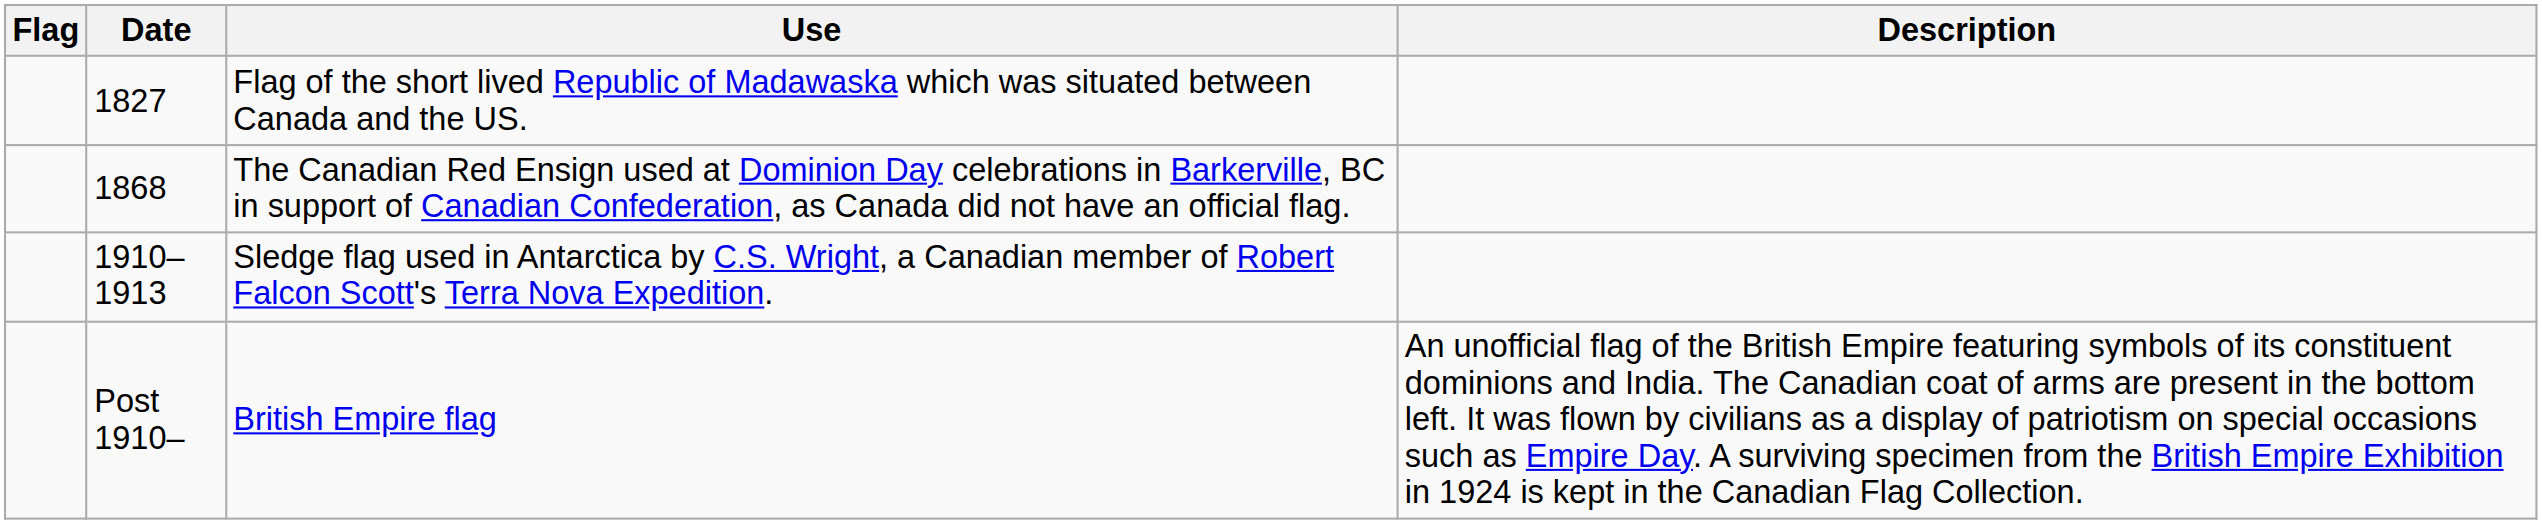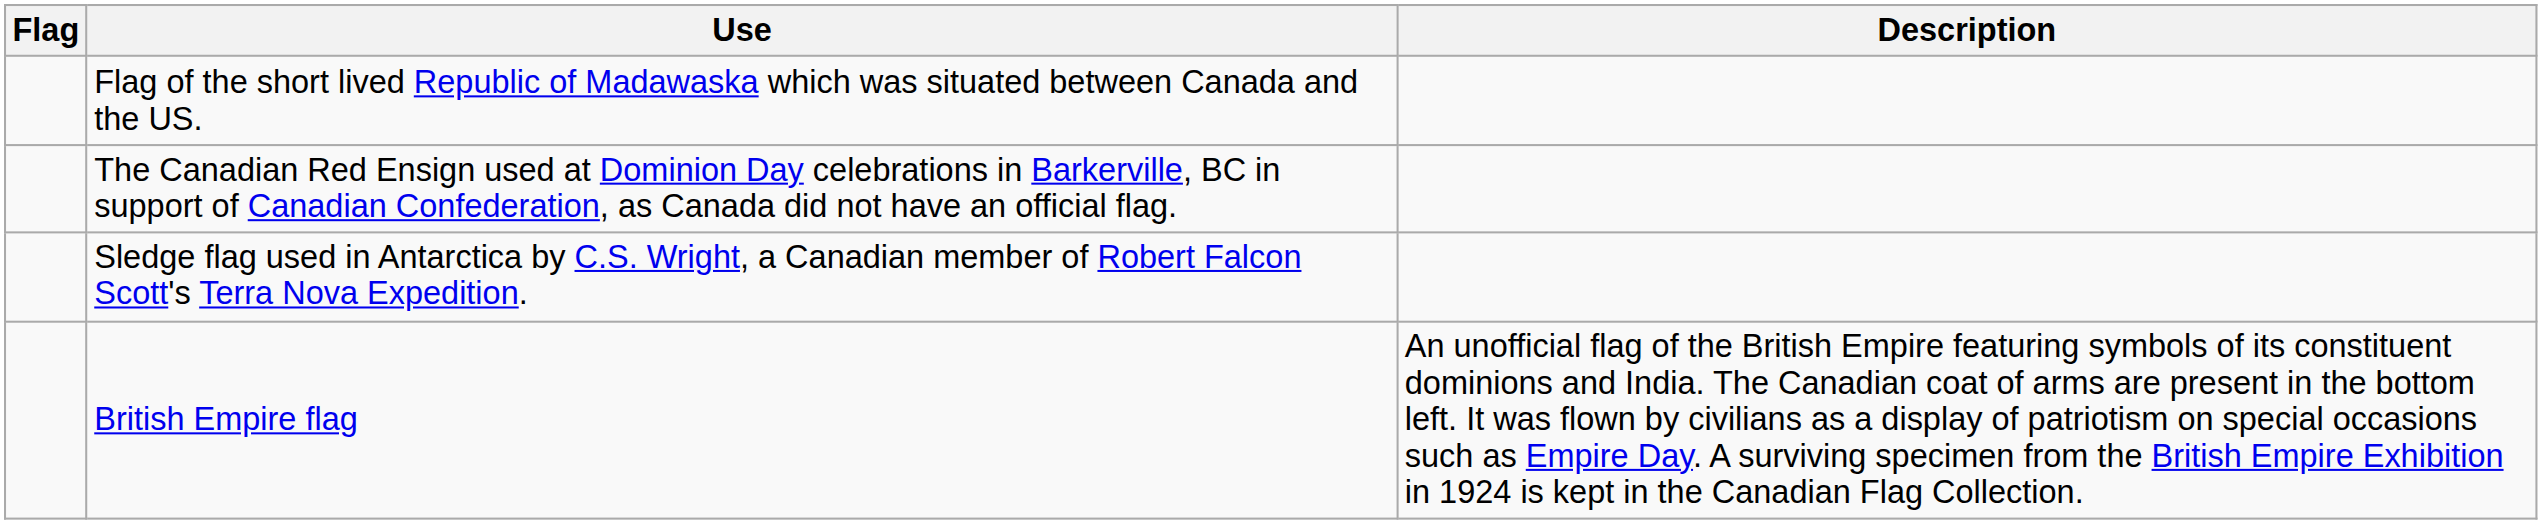- column: (156, 30)
